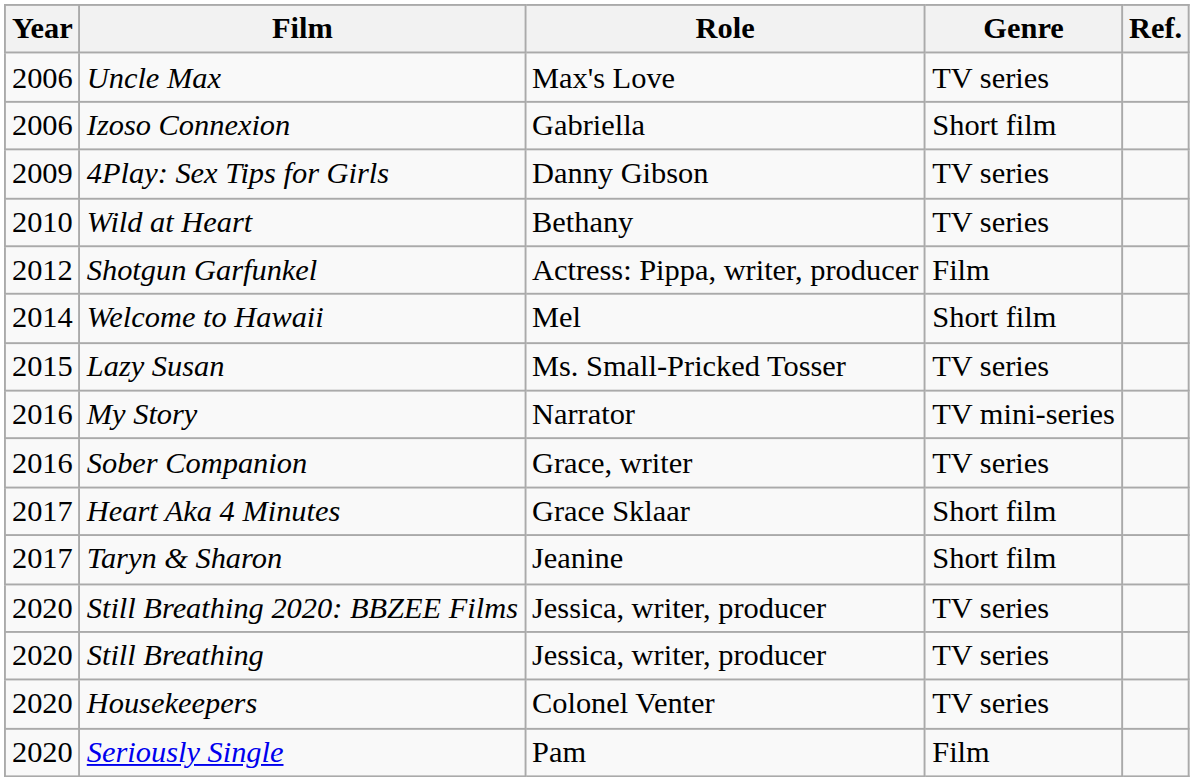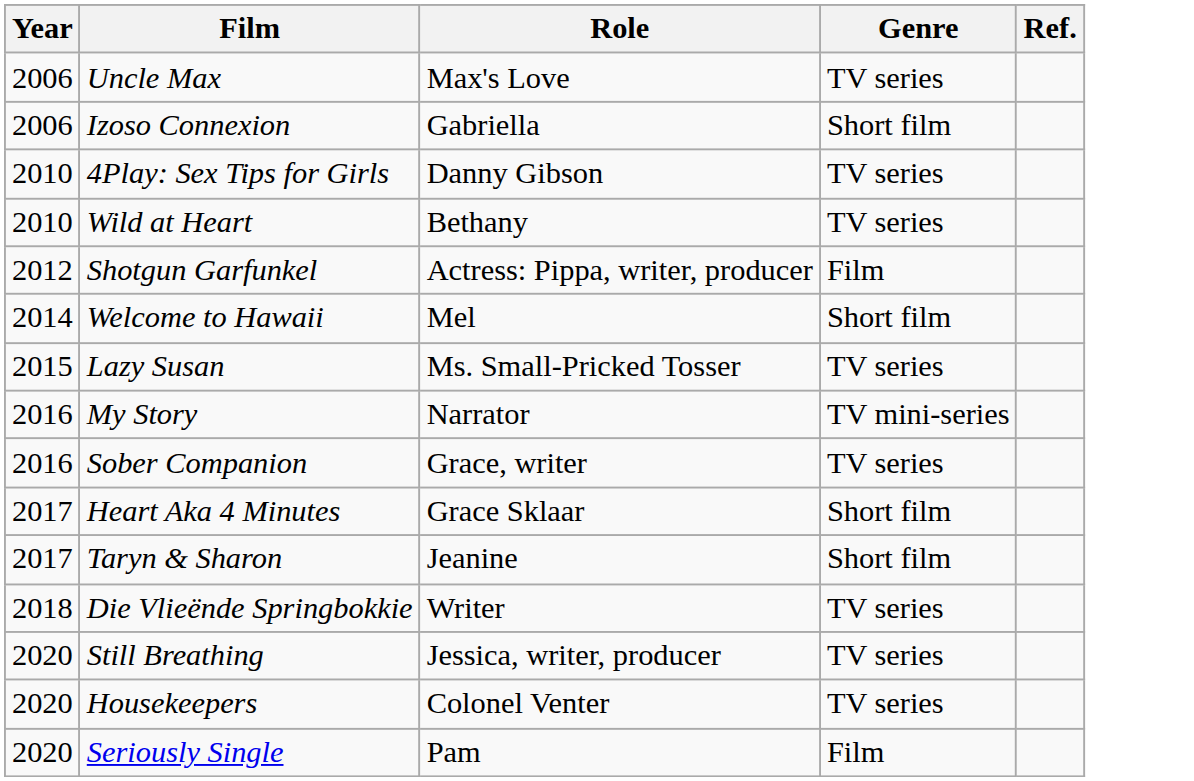(42, 173) 2009 -> (42, 173) 2010
+ row: (250, 607)
- row: (302, 607)
